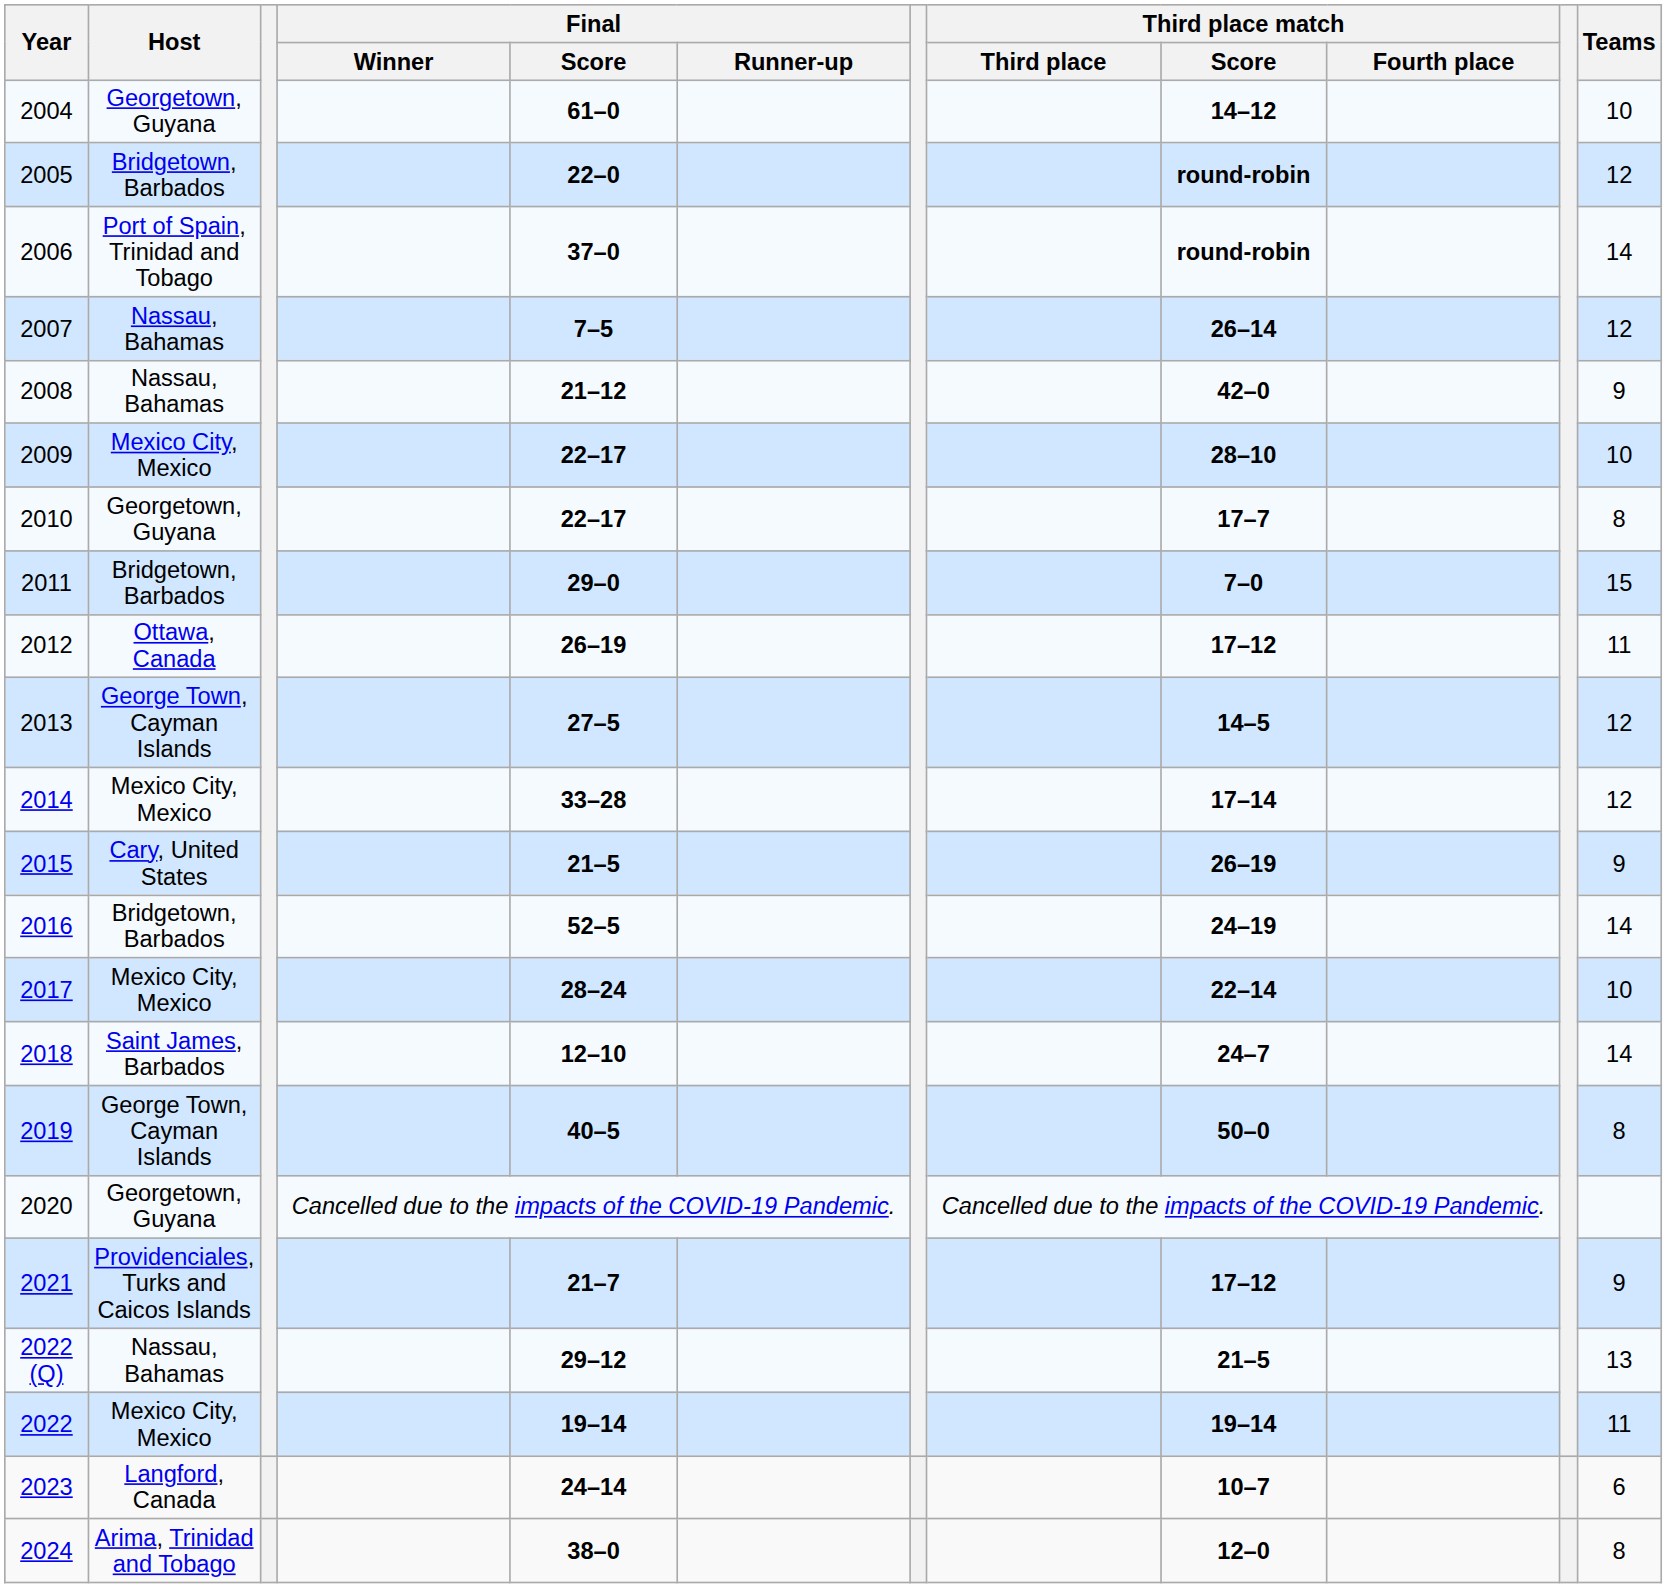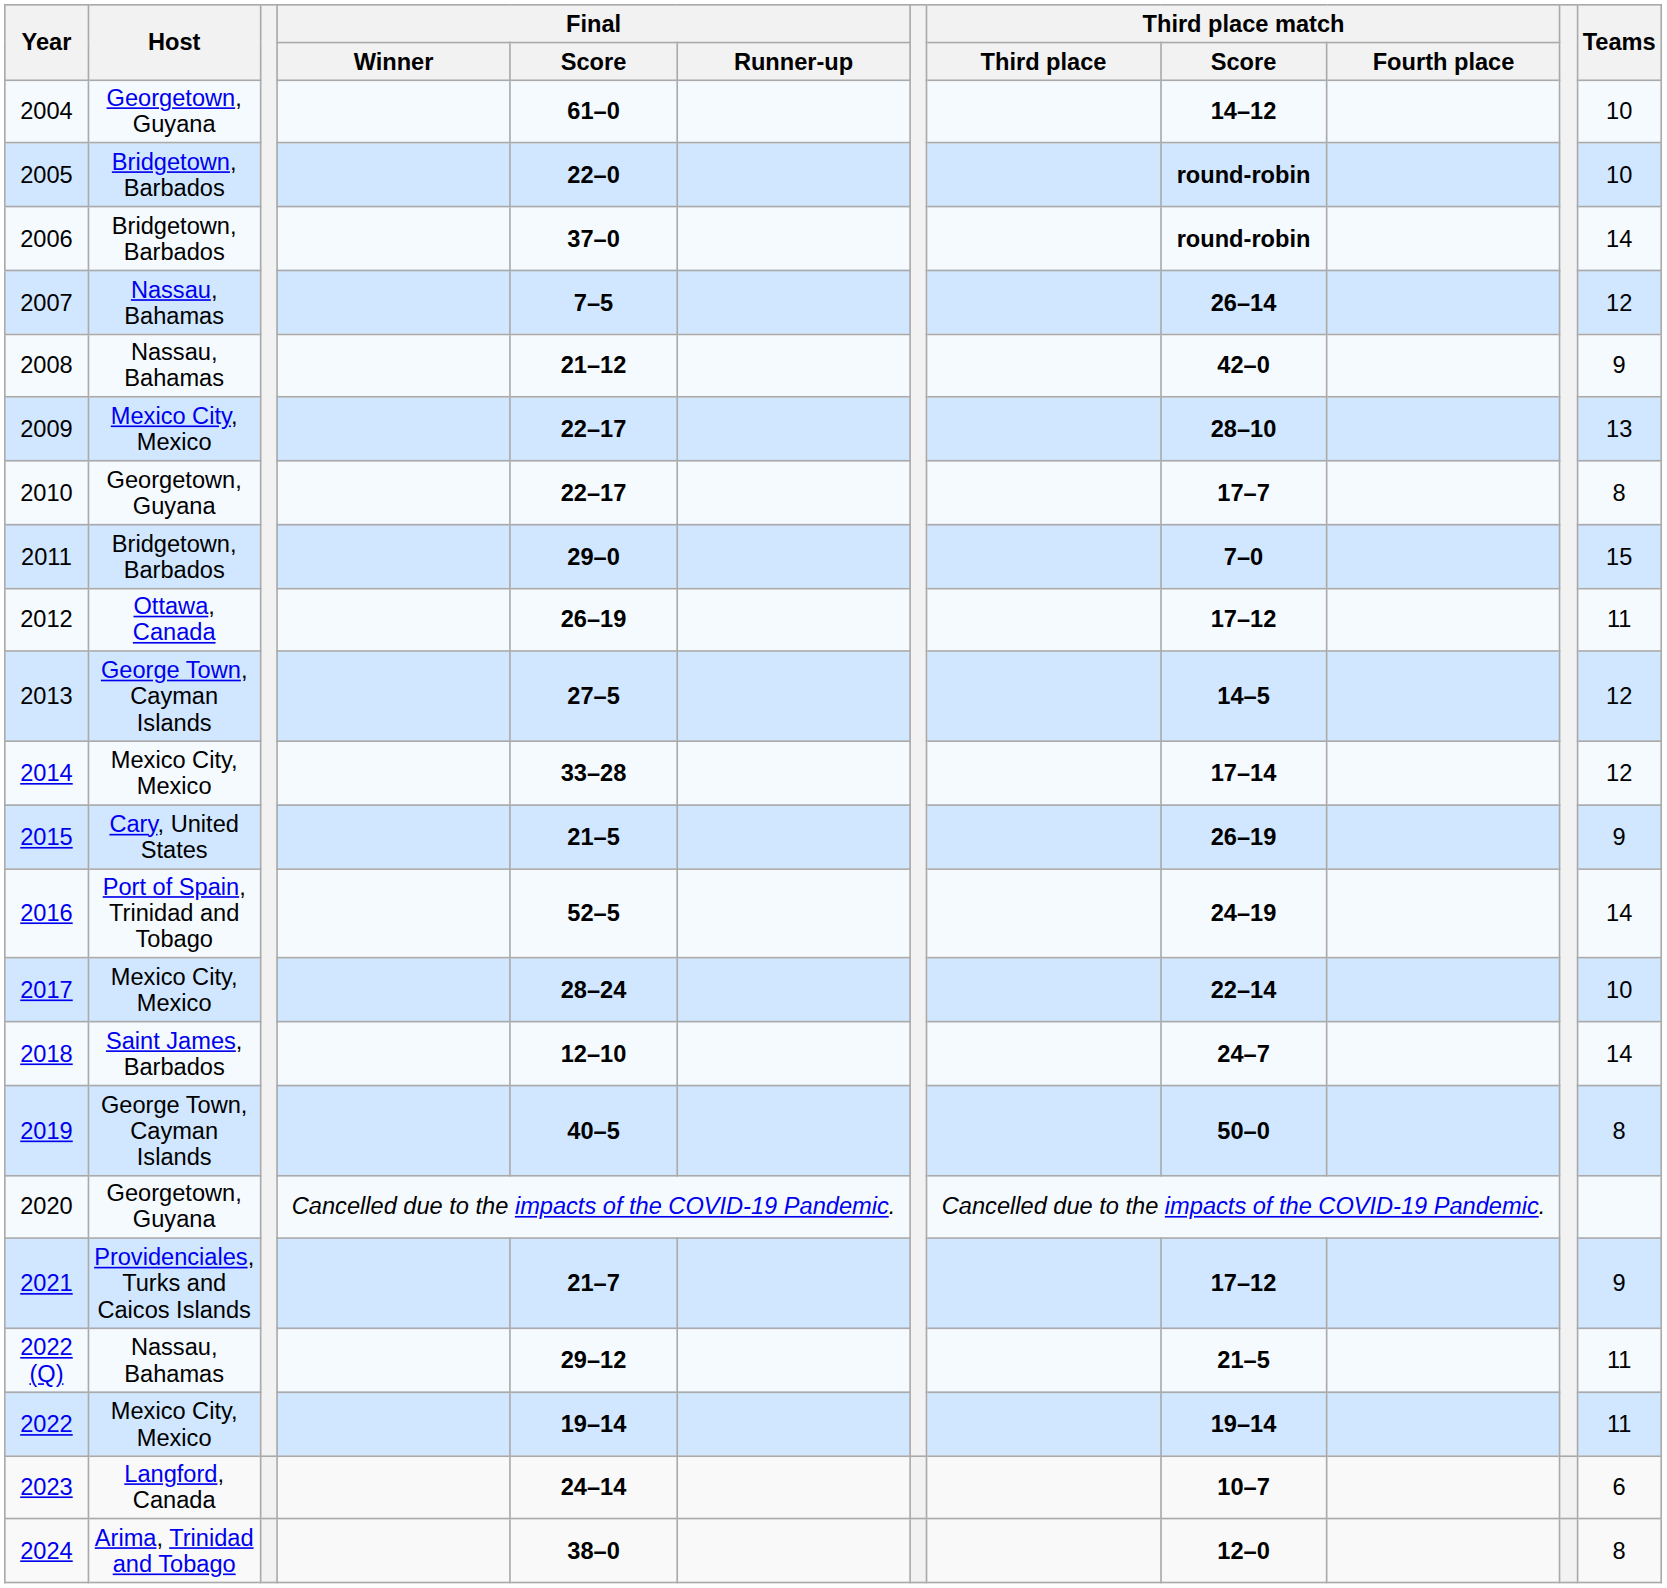(1619, 175) 12 -> (1619, 175) 10
(174, 252) Port of Spain, Trinidad and Tobago -> (174, 239) Bridgetown, Barbados
(1619, 456) 10 -> (1619, 429) 13
(174, 927) Bridgetown, Barbados -> (174, 914) Port of Spain, Trinidad and Tobago
(1619, 1360) 13 -> (1619, 1360) 11
